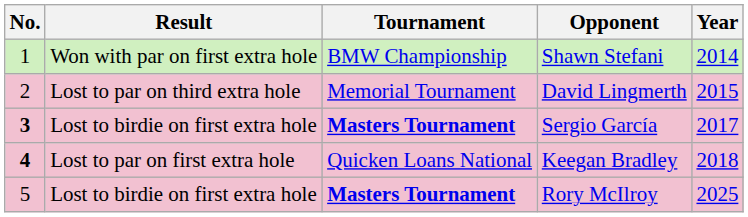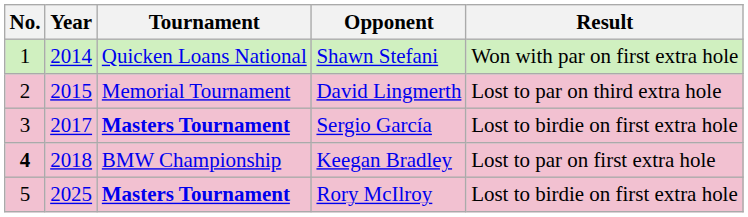columns swapped: (717, 21) <-> (184, 21)
(417, 56) BMW Championship -> (204, 56) Quicken Loans National
(25, 125) bold -> (25, 125) normal
(430, 160) Quicken Loans National -> (192, 160) BMW Championship
